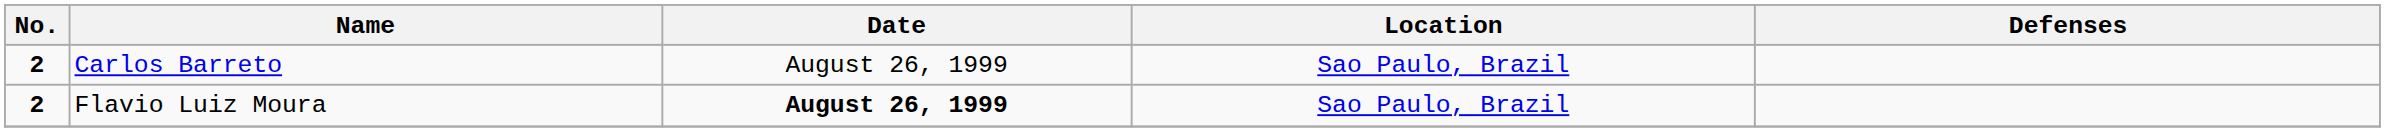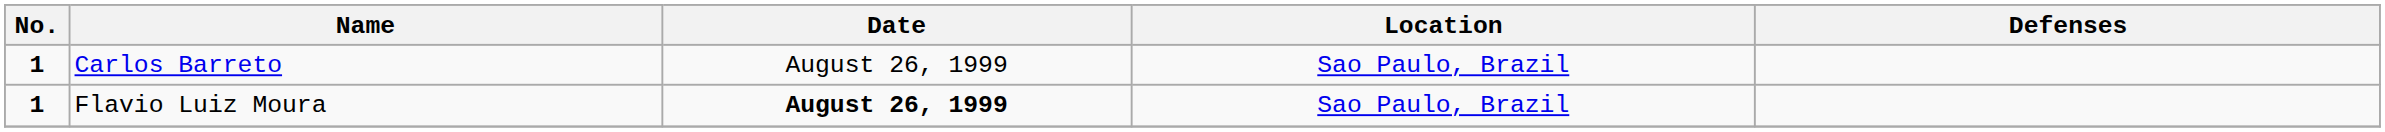(37, 65) 2 -> (37, 65) 1
(37, 106) 2 -> (37, 106) 1
